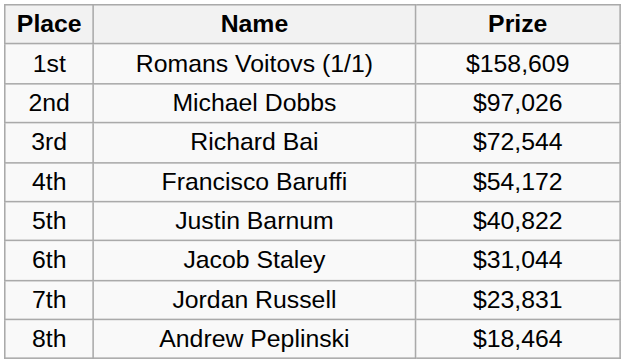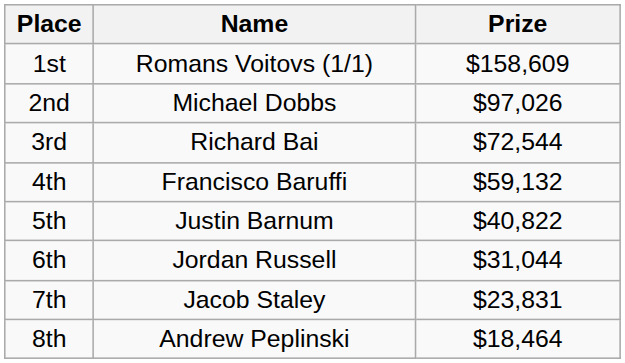(518, 181) $54,172 -> (518, 181) $59,132
(254, 260) Jacob Staley -> (254, 260) Jordan Russell
(254, 299) Jordan Russell -> (254, 299) Jacob Staley
